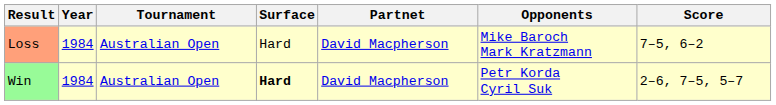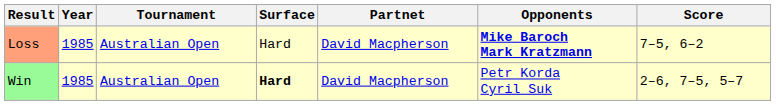(78, 45) 1984 -> (78, 45) 1985
(536, 45) normal -> (536, 45) bold
(78, 81) 1984 -> (78, 81) 1985
